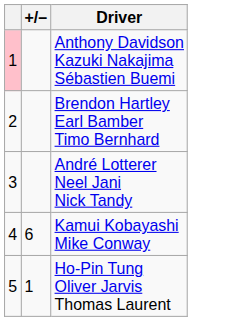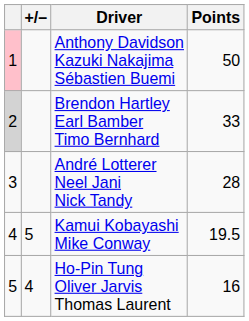+ column: (216, 17)
(13, 121) no background -> (13, 121) lightgrey background
(29, 234) 6 -> (29, 234) 5
(29, 286) 1 -> (29, 286) 4
